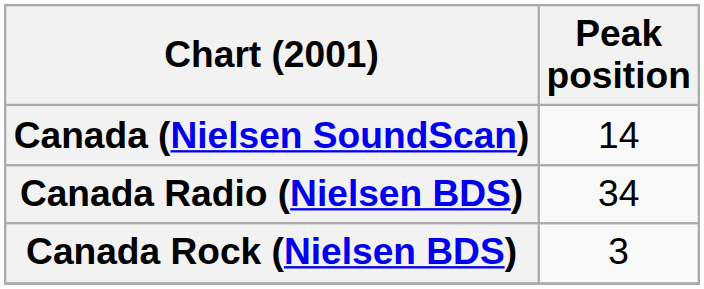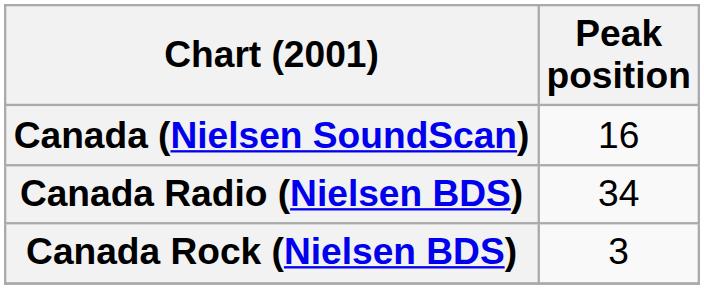(619, 134) 14 -> (619, 134) 16
